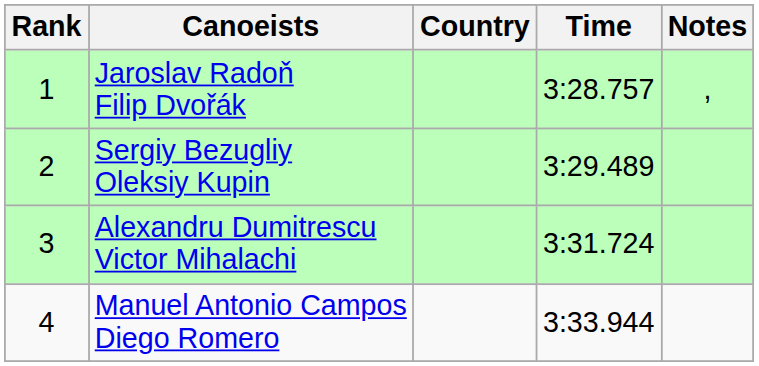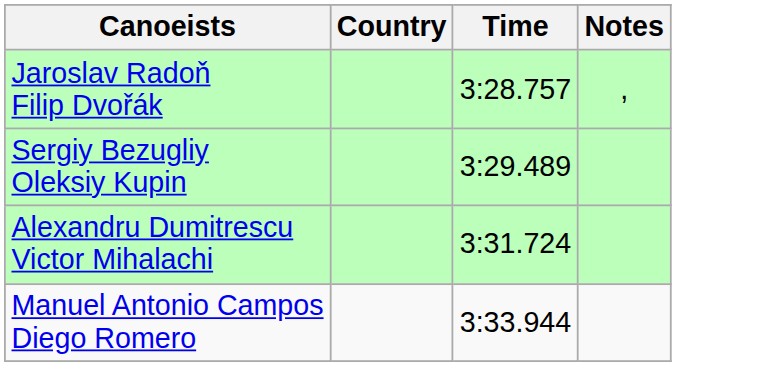- column: (47, 27)
